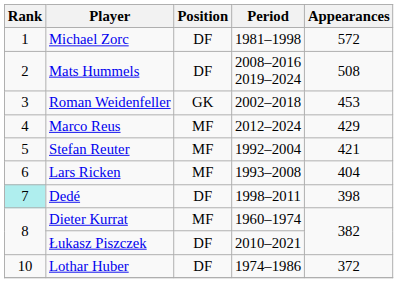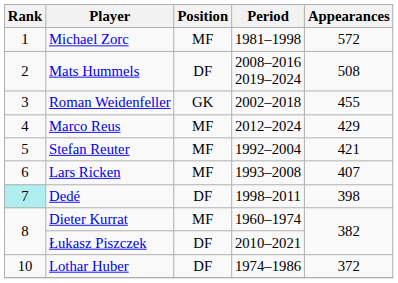(203, 39) DF -> (203, 39) MF
(349, 102) 453 -> (349, 102) 455
(349, 172) 404 -> (349, 172) 407
